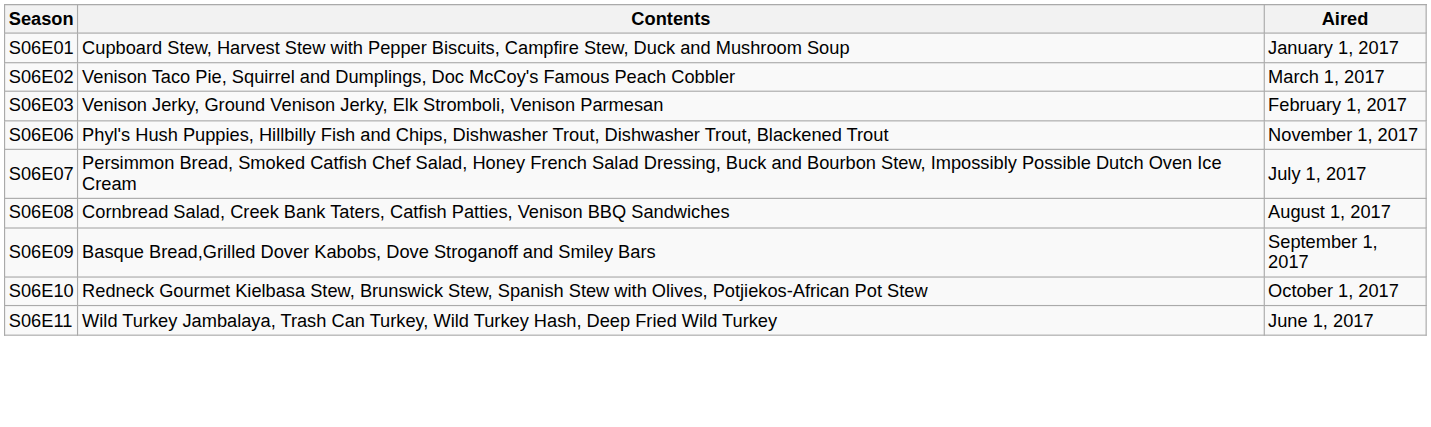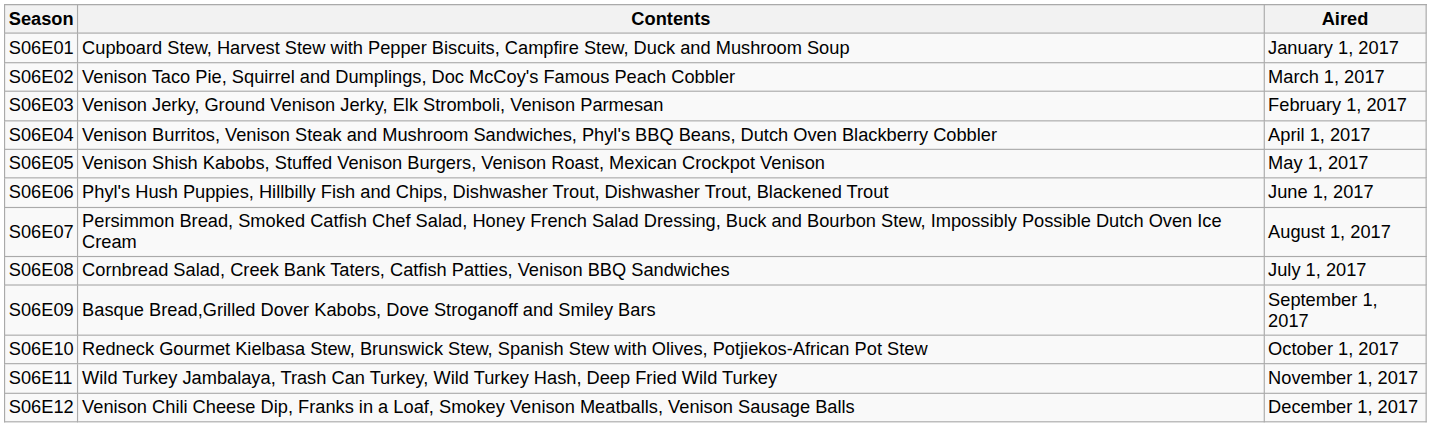+ row: (41, 134)
+ row: (41, 163)
(1343, 134) November 1, 2017 -> (1321, 192) June 1, 2017
(1317, 173) July 1, 2017 -> (1329, 231) August 1, 2017
(1329, 213) August 1, 2017 -> (1317, 270) July 1, 2017
(1321, 320) June 1, 2017 -> (1343, 378) November 1, 2017
+ row: (41, 407)
